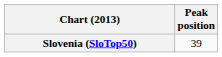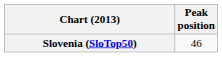(196, 43) 39 -> (196, 43) 46
